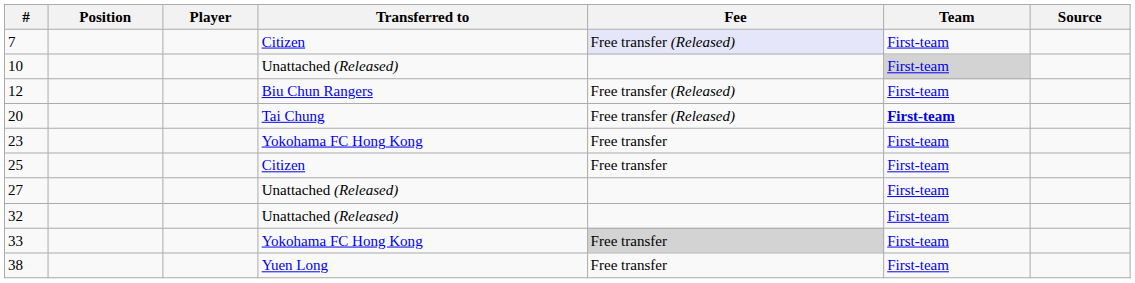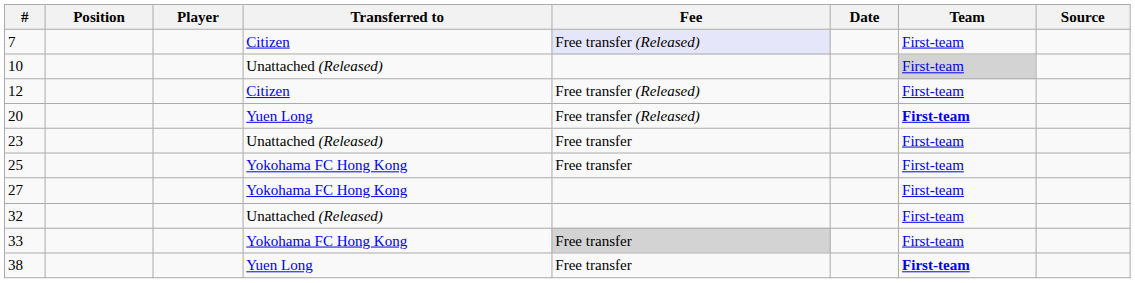+ column: (864, 17)
(317, 91) Biu Chun Rangers -> (268, 91) Citizen
(293, 116) Tai Chung -> (280, 116) Yuen Long
(342, 141) Yokohama FC Hong Kong -> (315, 141) Unattached (Released)
(283, 165) Citizen -> (327, 165) Yokohama FC Hong Kong
(330, 190) Unattached (Released) -> (327, 190) Yokohama FC Hong Kong
(918, 265) normal -> (936, 265) bold
